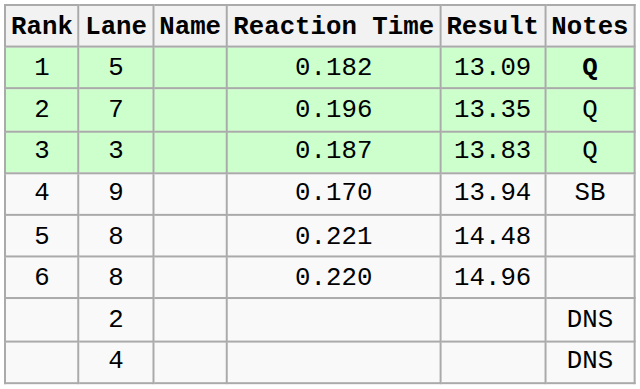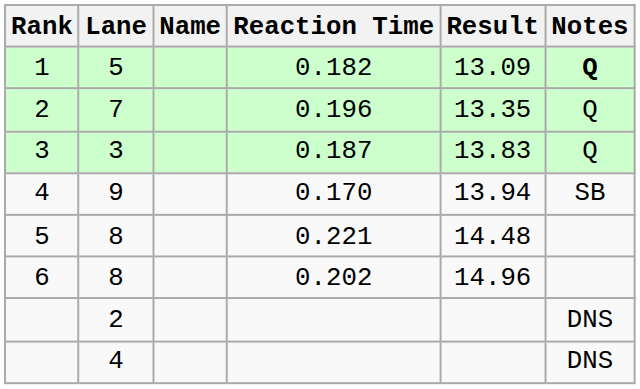(334, 278) 0.220 -> (334, 278) 0.202
